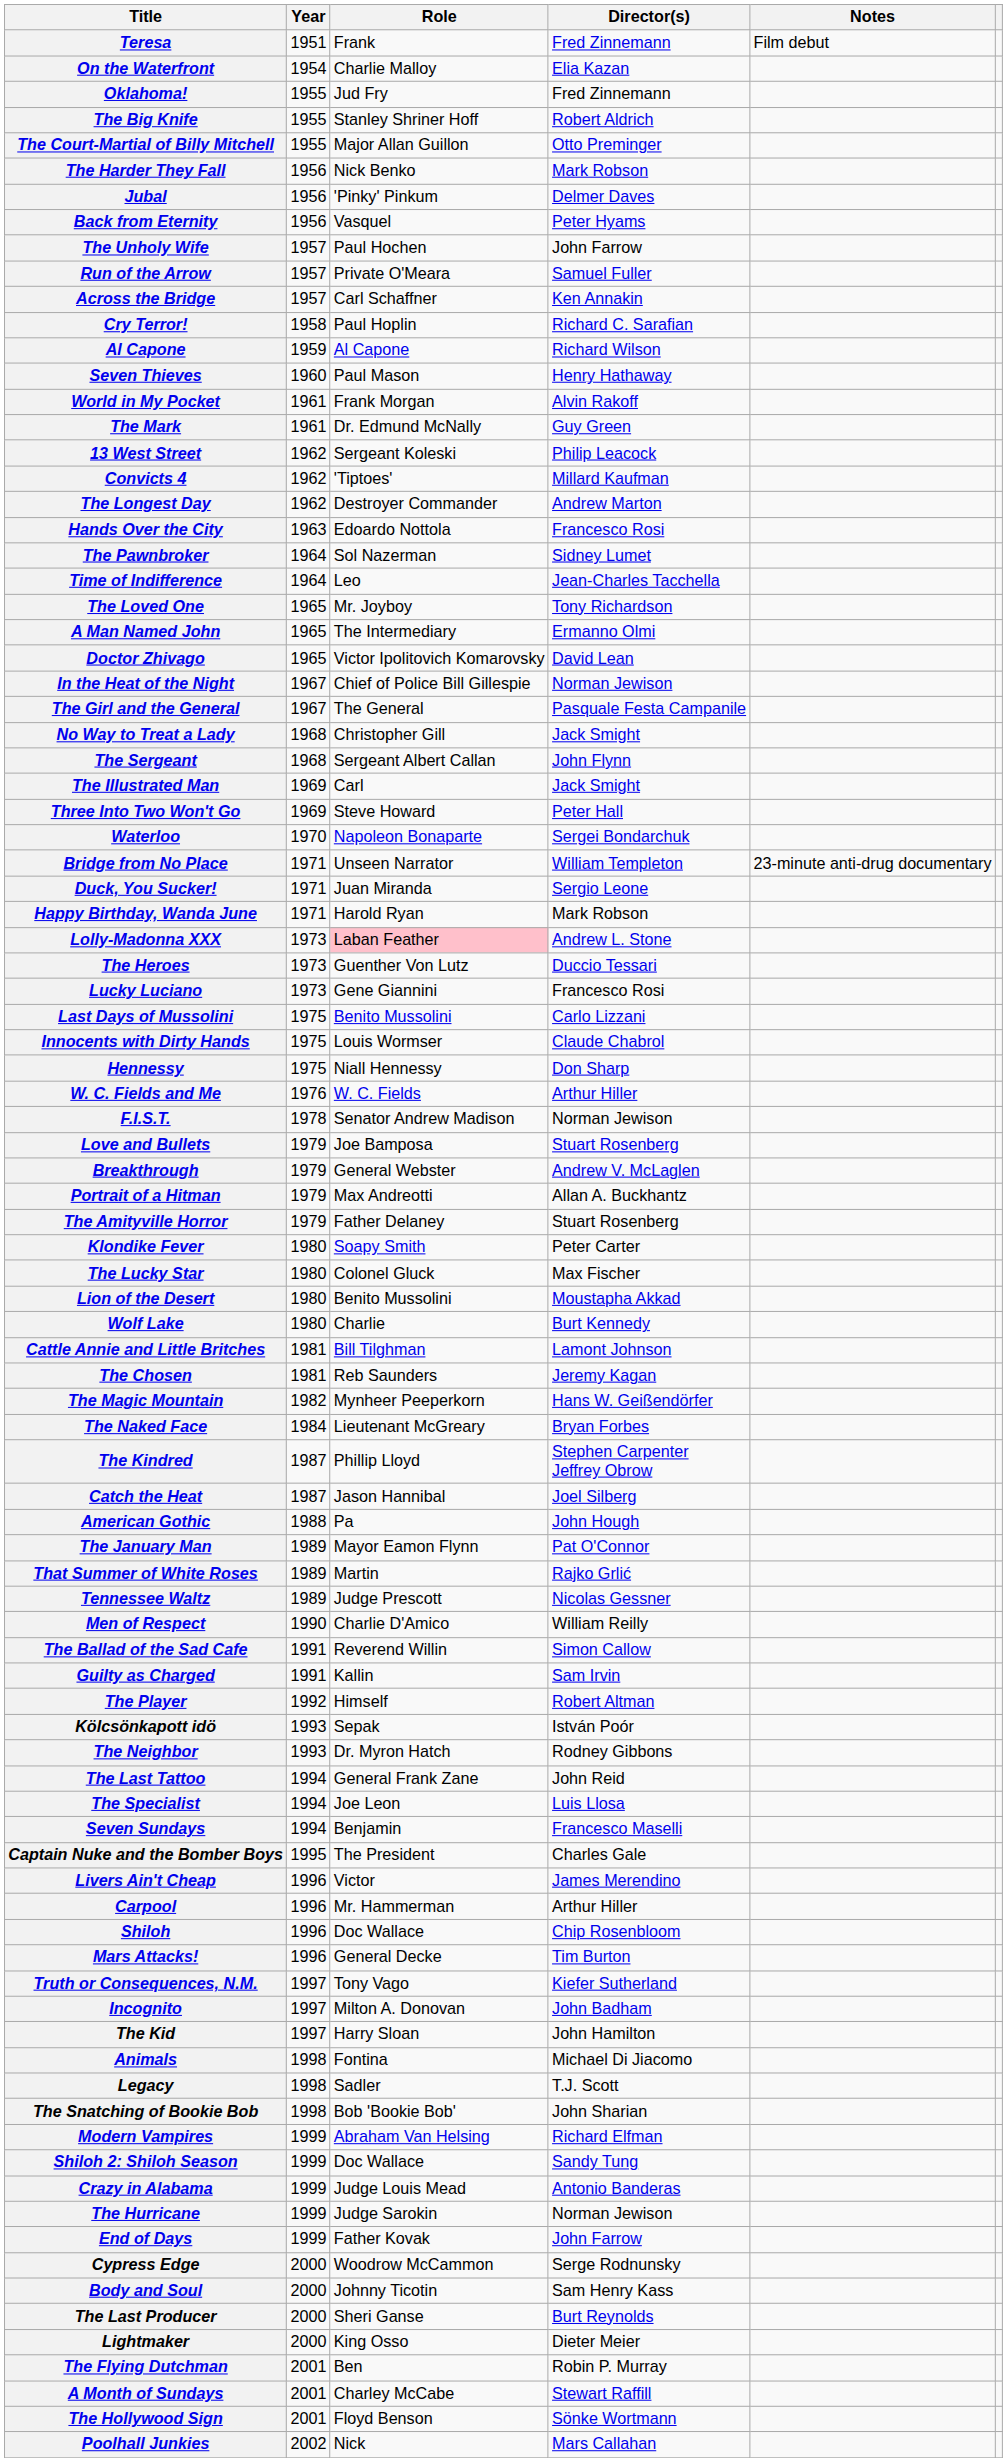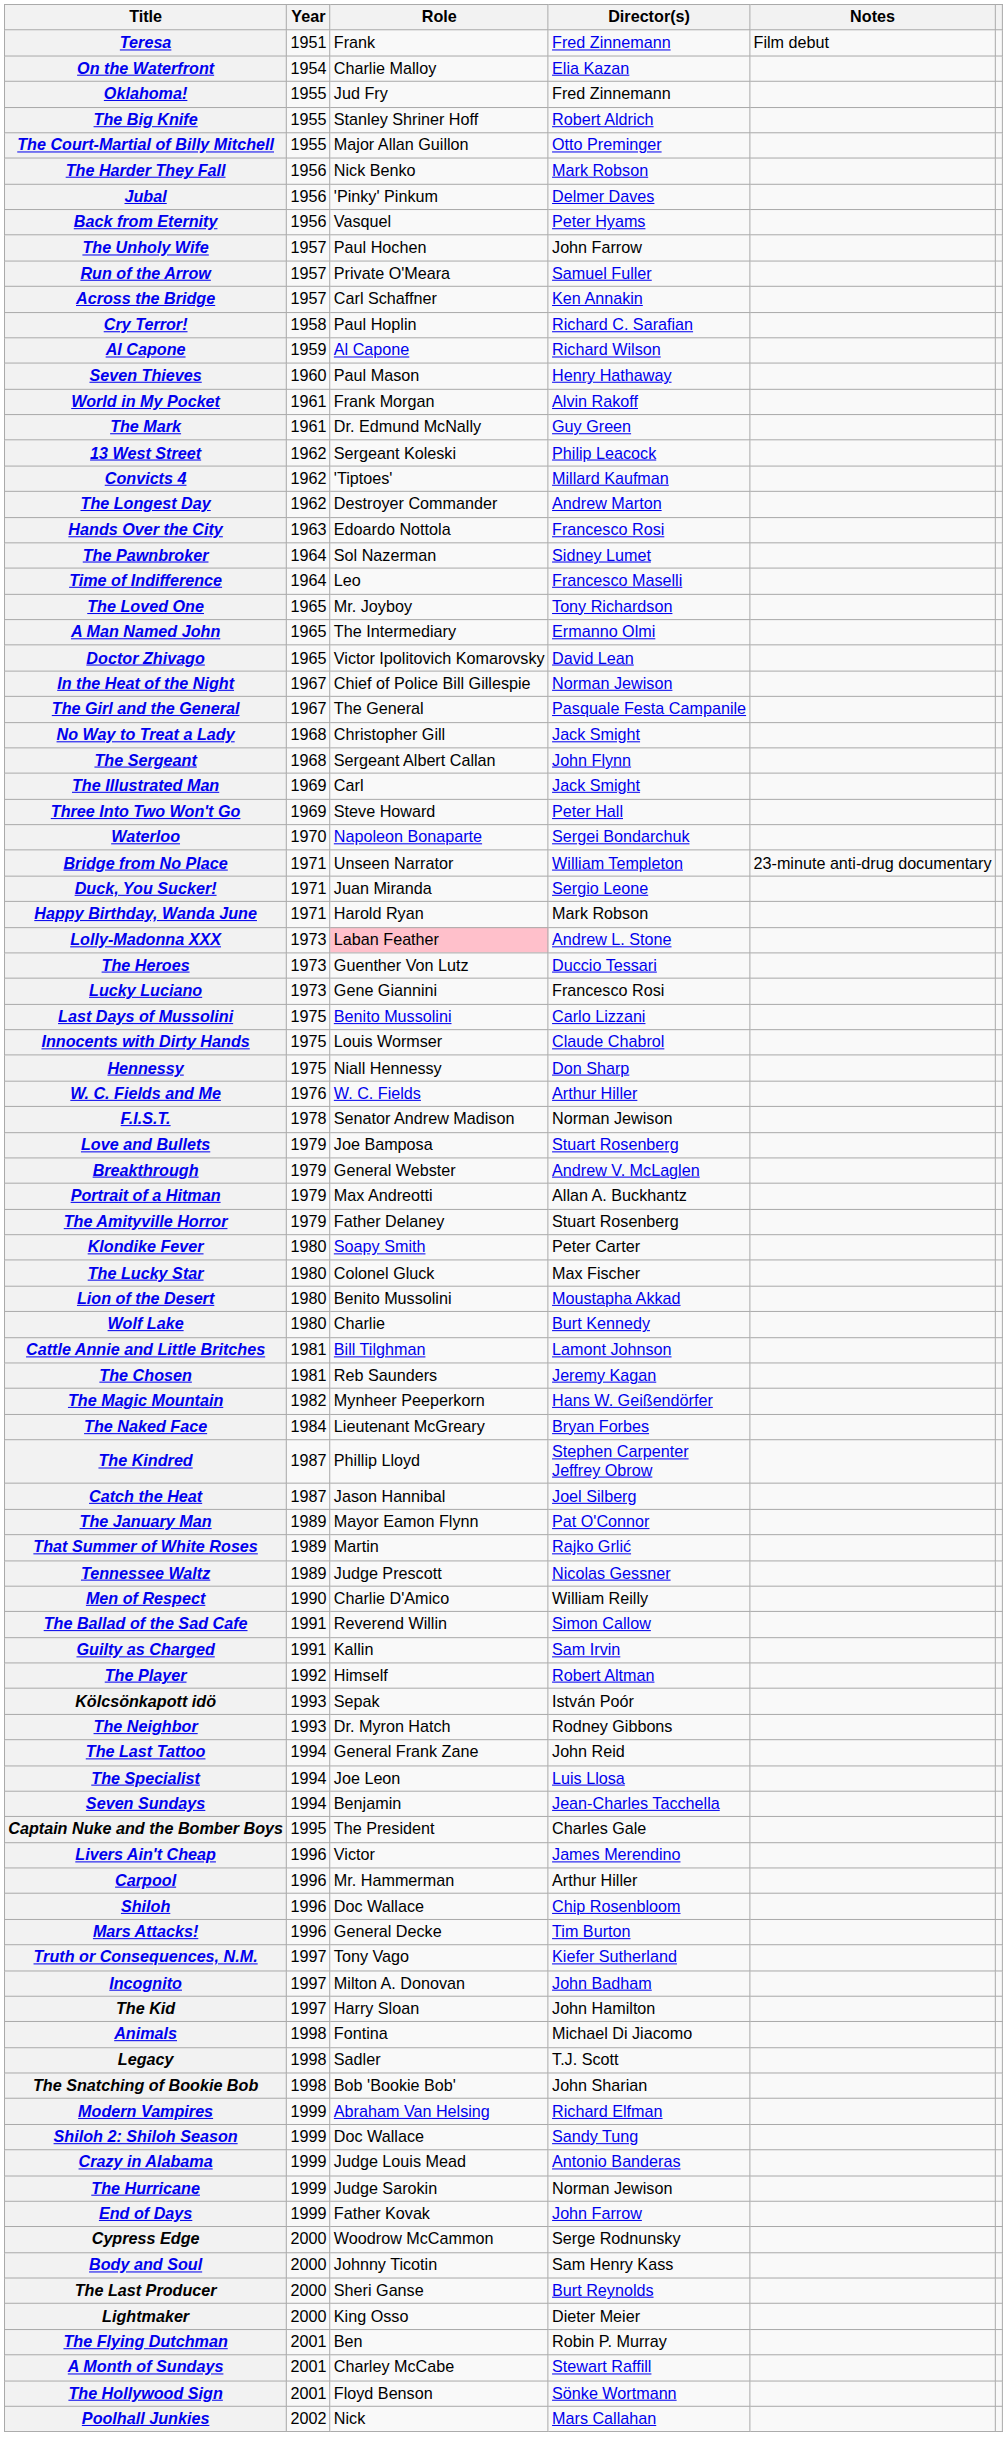(636, 581) Jean-Charles Tacchella -> (617, 581) Francesco Maselli
- row: (146, 1521)
(617, 1829) Francesco Maselli -> (636, 1803) Jean-Charles Tacchella
